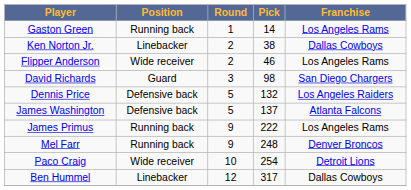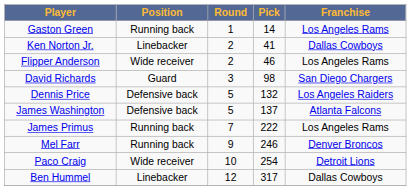(269, 45) 38 -> (269, 45) 41
(231, 128) 9 -> (231, 128) 7
(269, 144) 248 -> (269, 144) 246
